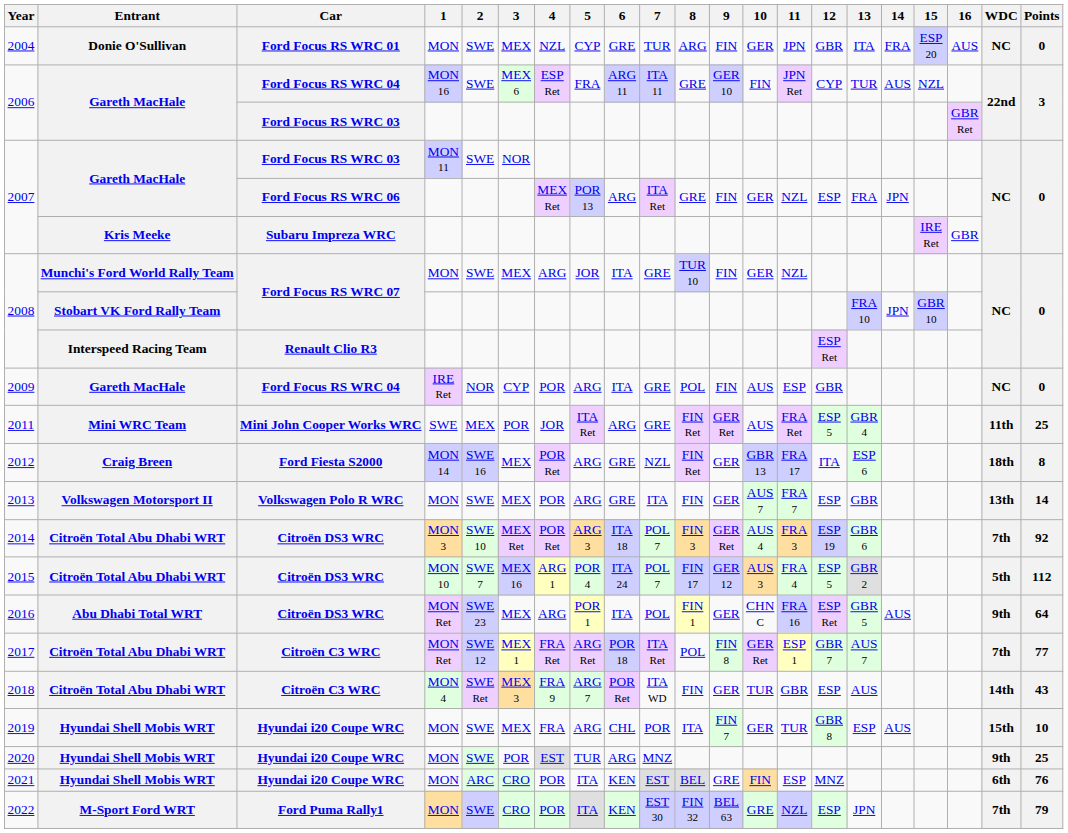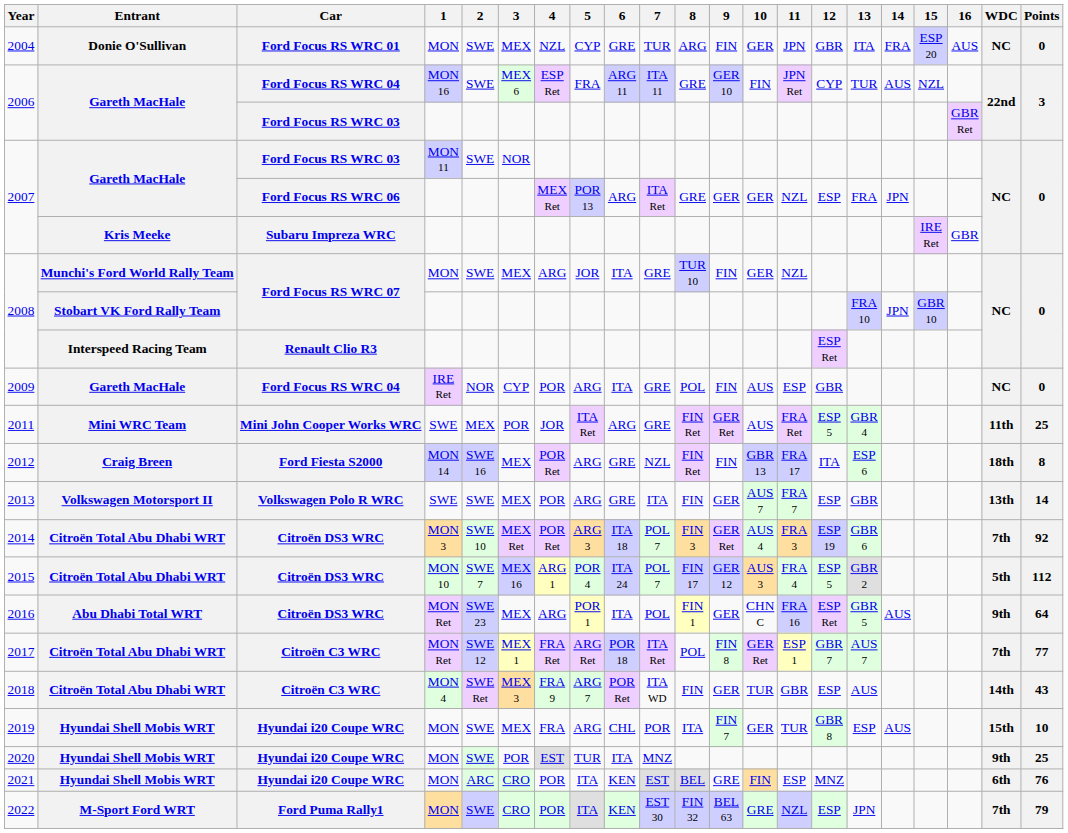(726, 197) FIN -> (726, 197) GER
(726, 462) GER -> (726, 462) FIN
(443, 500) MON -> (443, 500) SWE
(622, 758) ARG -> (622, 758) ITA
